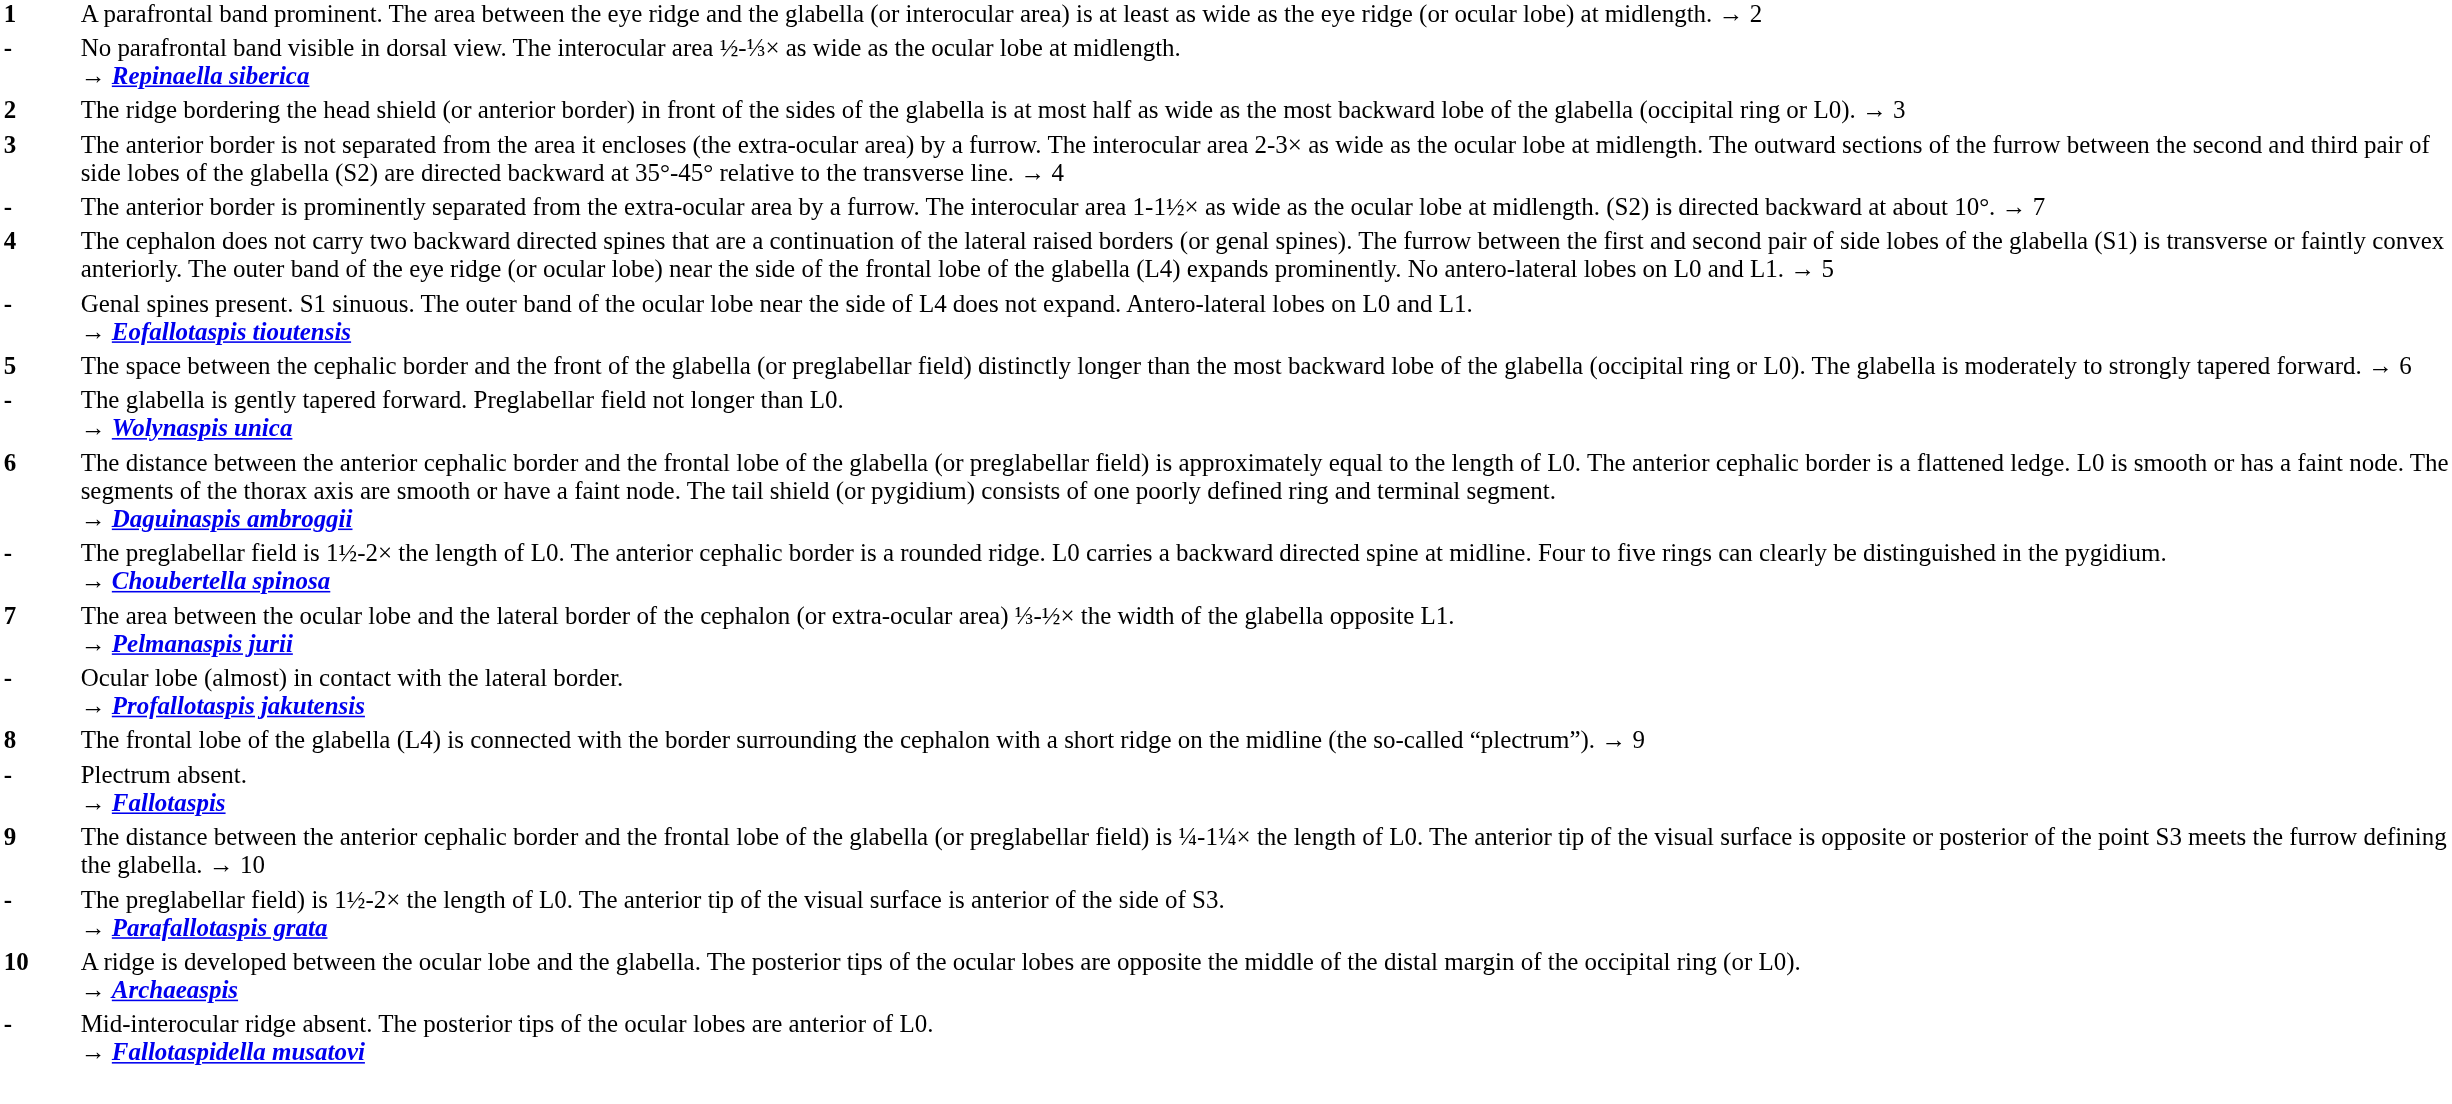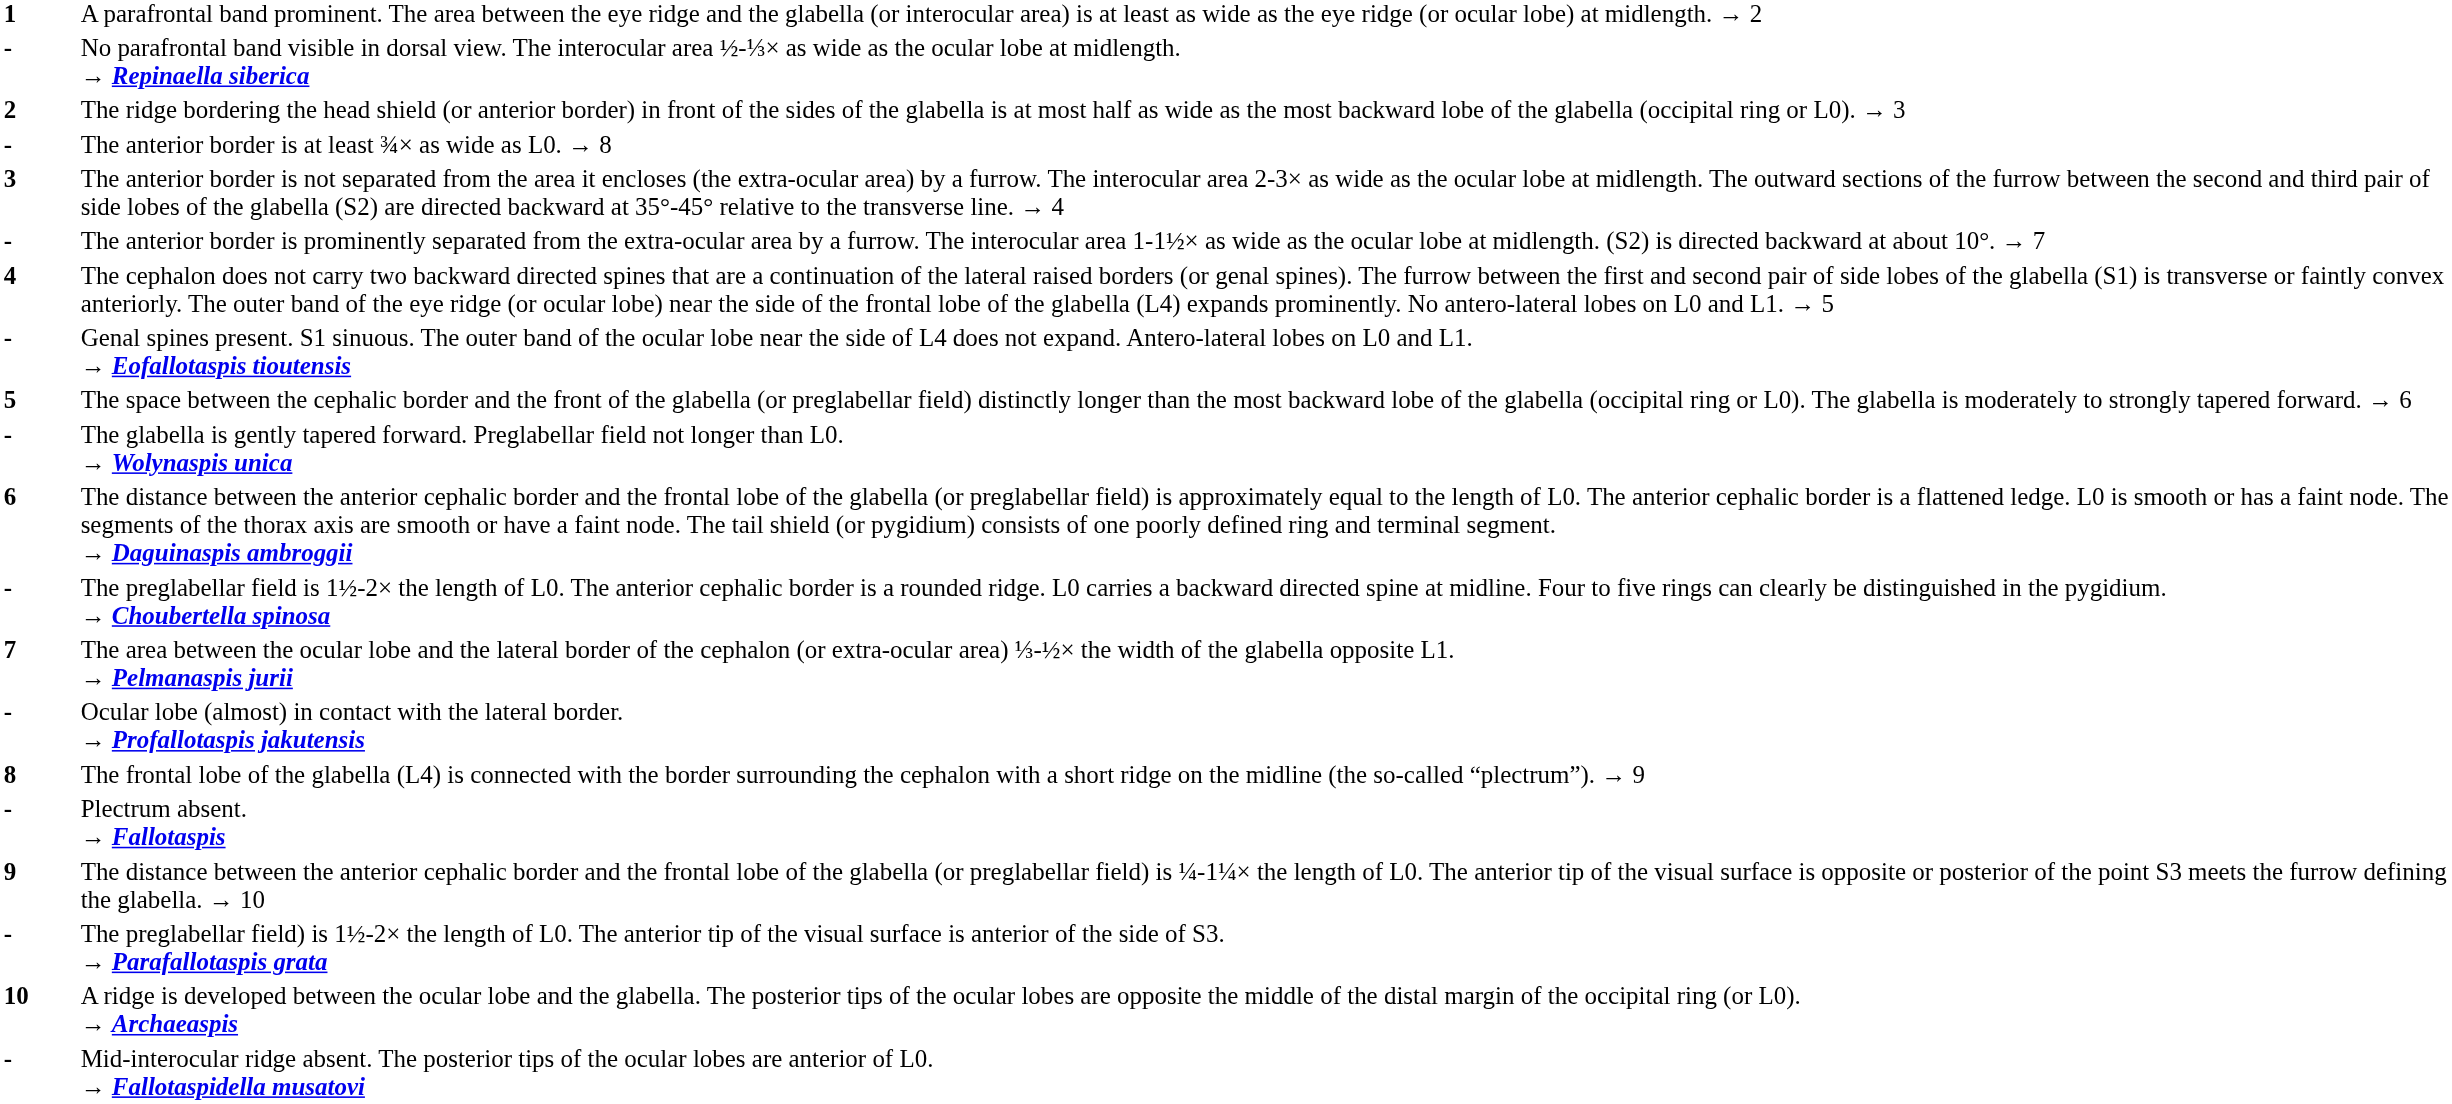+ row: (346, 144)
